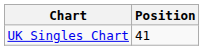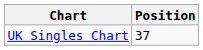(143, 35) 41 -> (143, 35) 37
